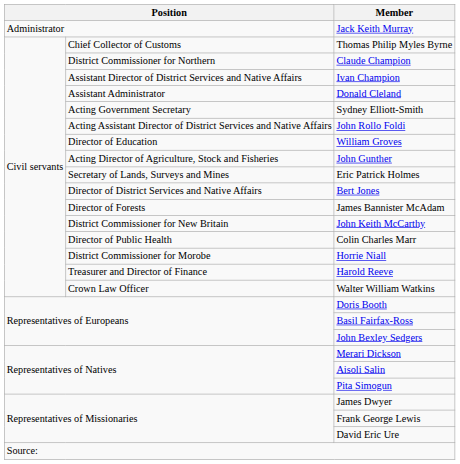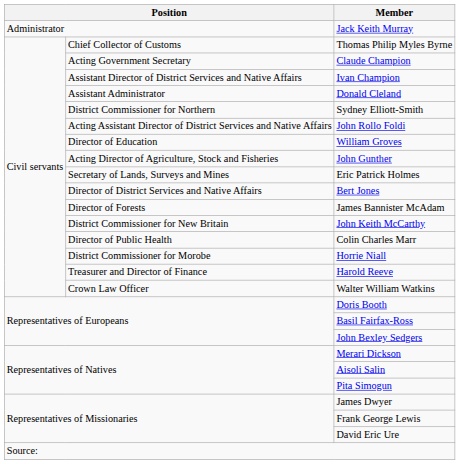(142, 61) District Commissioner for Northern -> (129, 61) Acting Government Secretary
(129, 110) Acting Government Secretary -> (142, 110) District Commissioner for Northern
